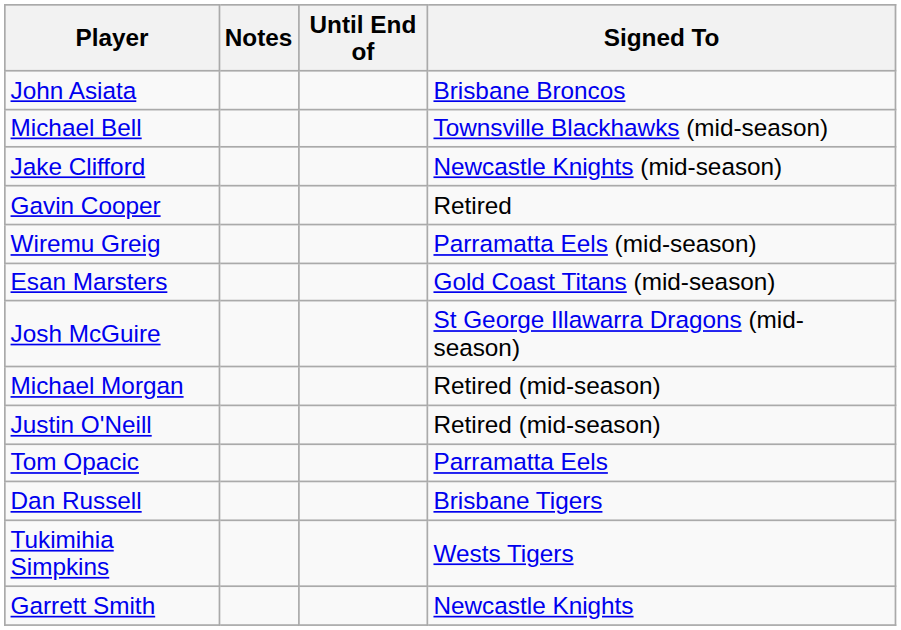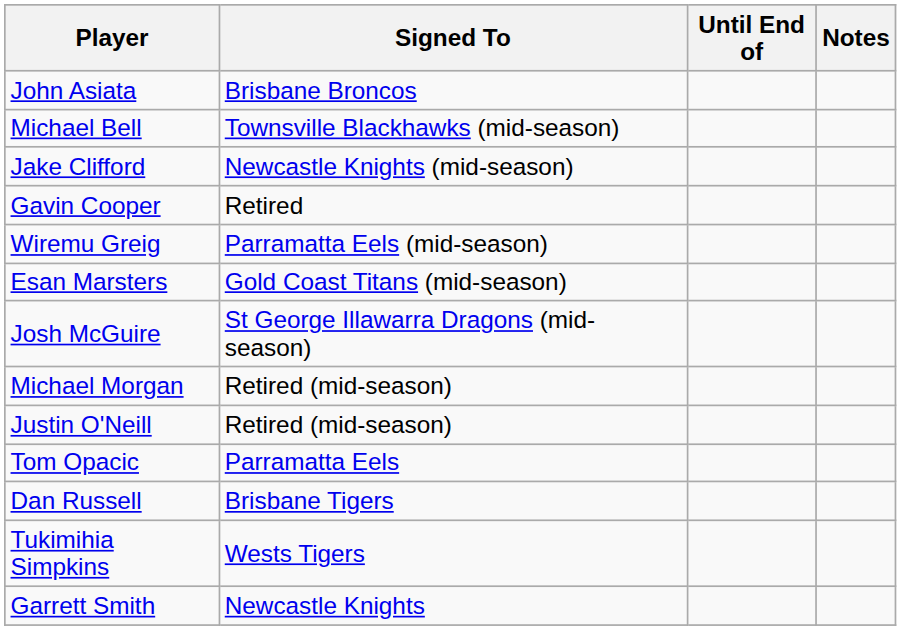columns swapped: (662, 38) <-> (259, 38)
